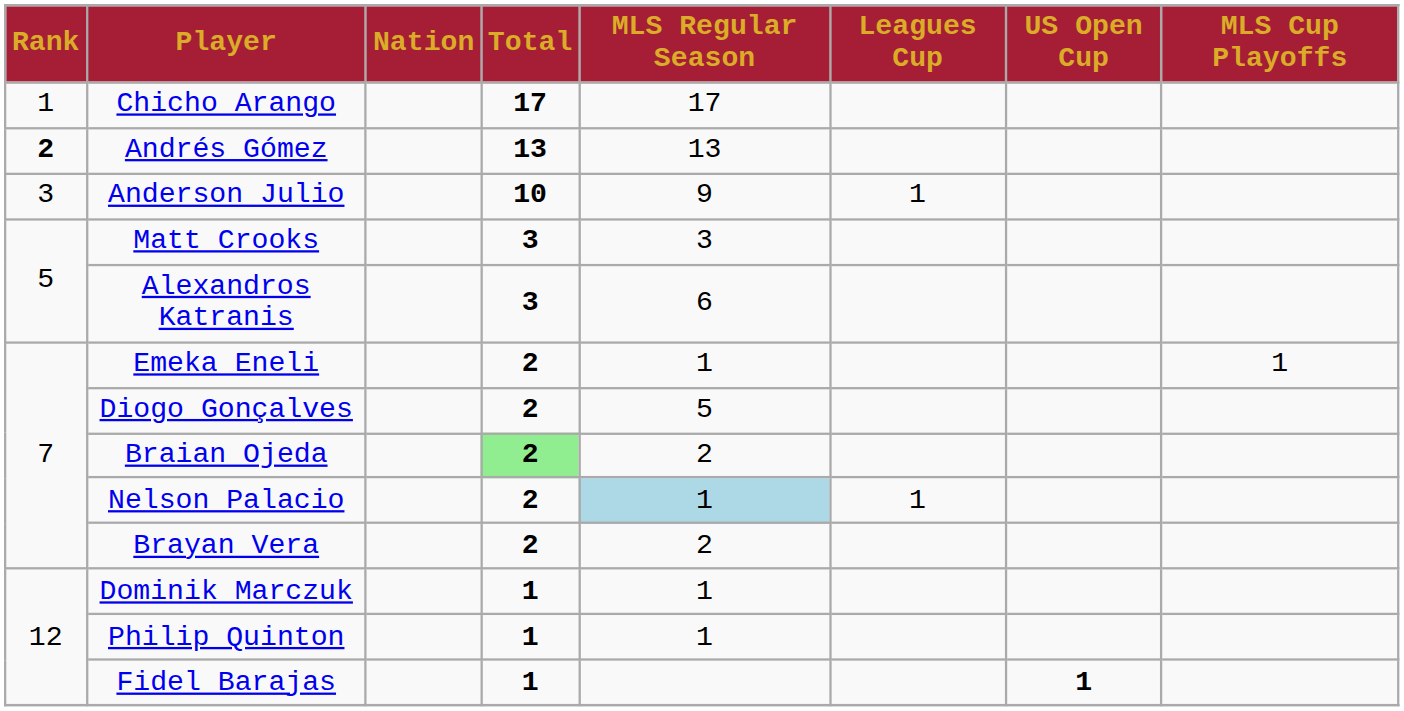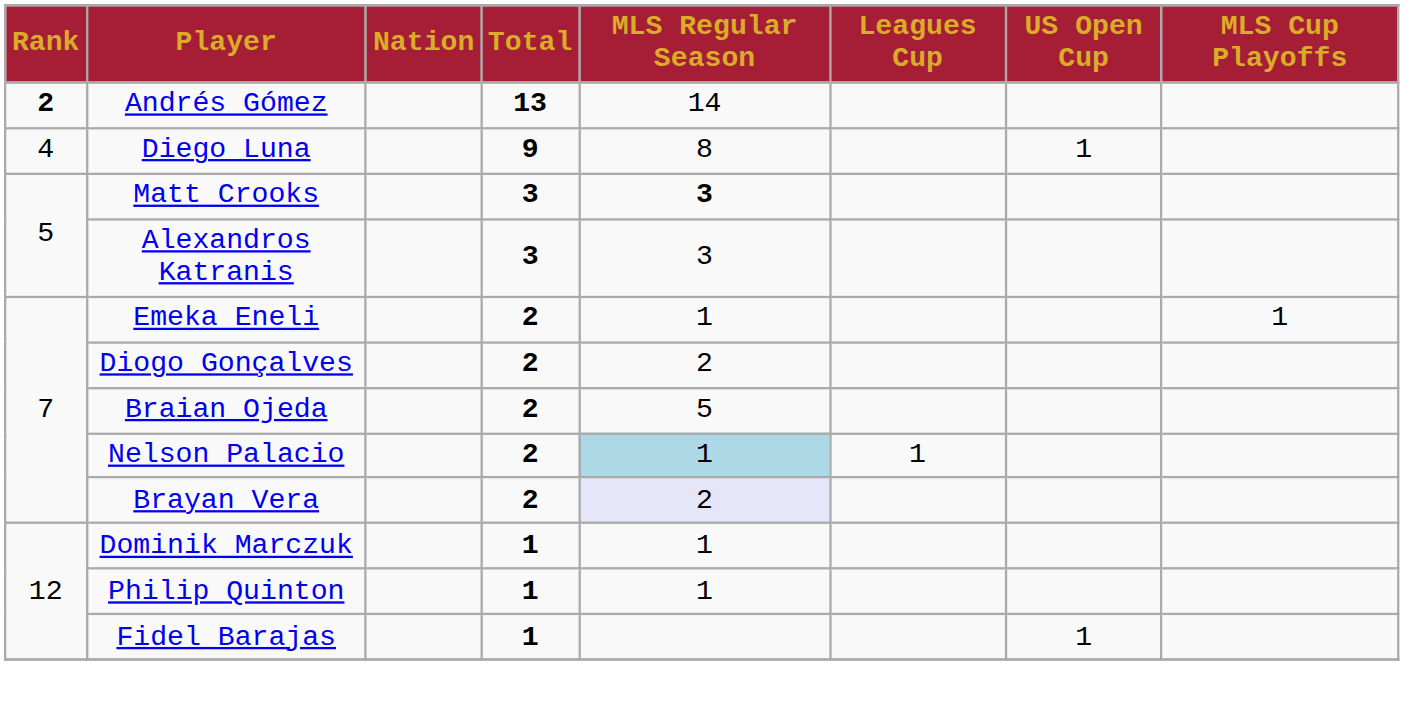- row: (226, 106)
(705, 151) 13 -> (705, 106) 14
- row: (226, 197)
+ row: (226, 151)
(705, 242) normal -> (705, 197) bold
(705, 303) 6 -> (705, 258) 3
(705, 410) 5 -> (705, 365) 2
(530, 456) lightgreen background -> (530, 410) no background
(705, 456) 2 -> (705, 410) 5
(705, 547) no background -> (705, 501) lavender background
(1084, 683) bold -> (1084, 638) normal
